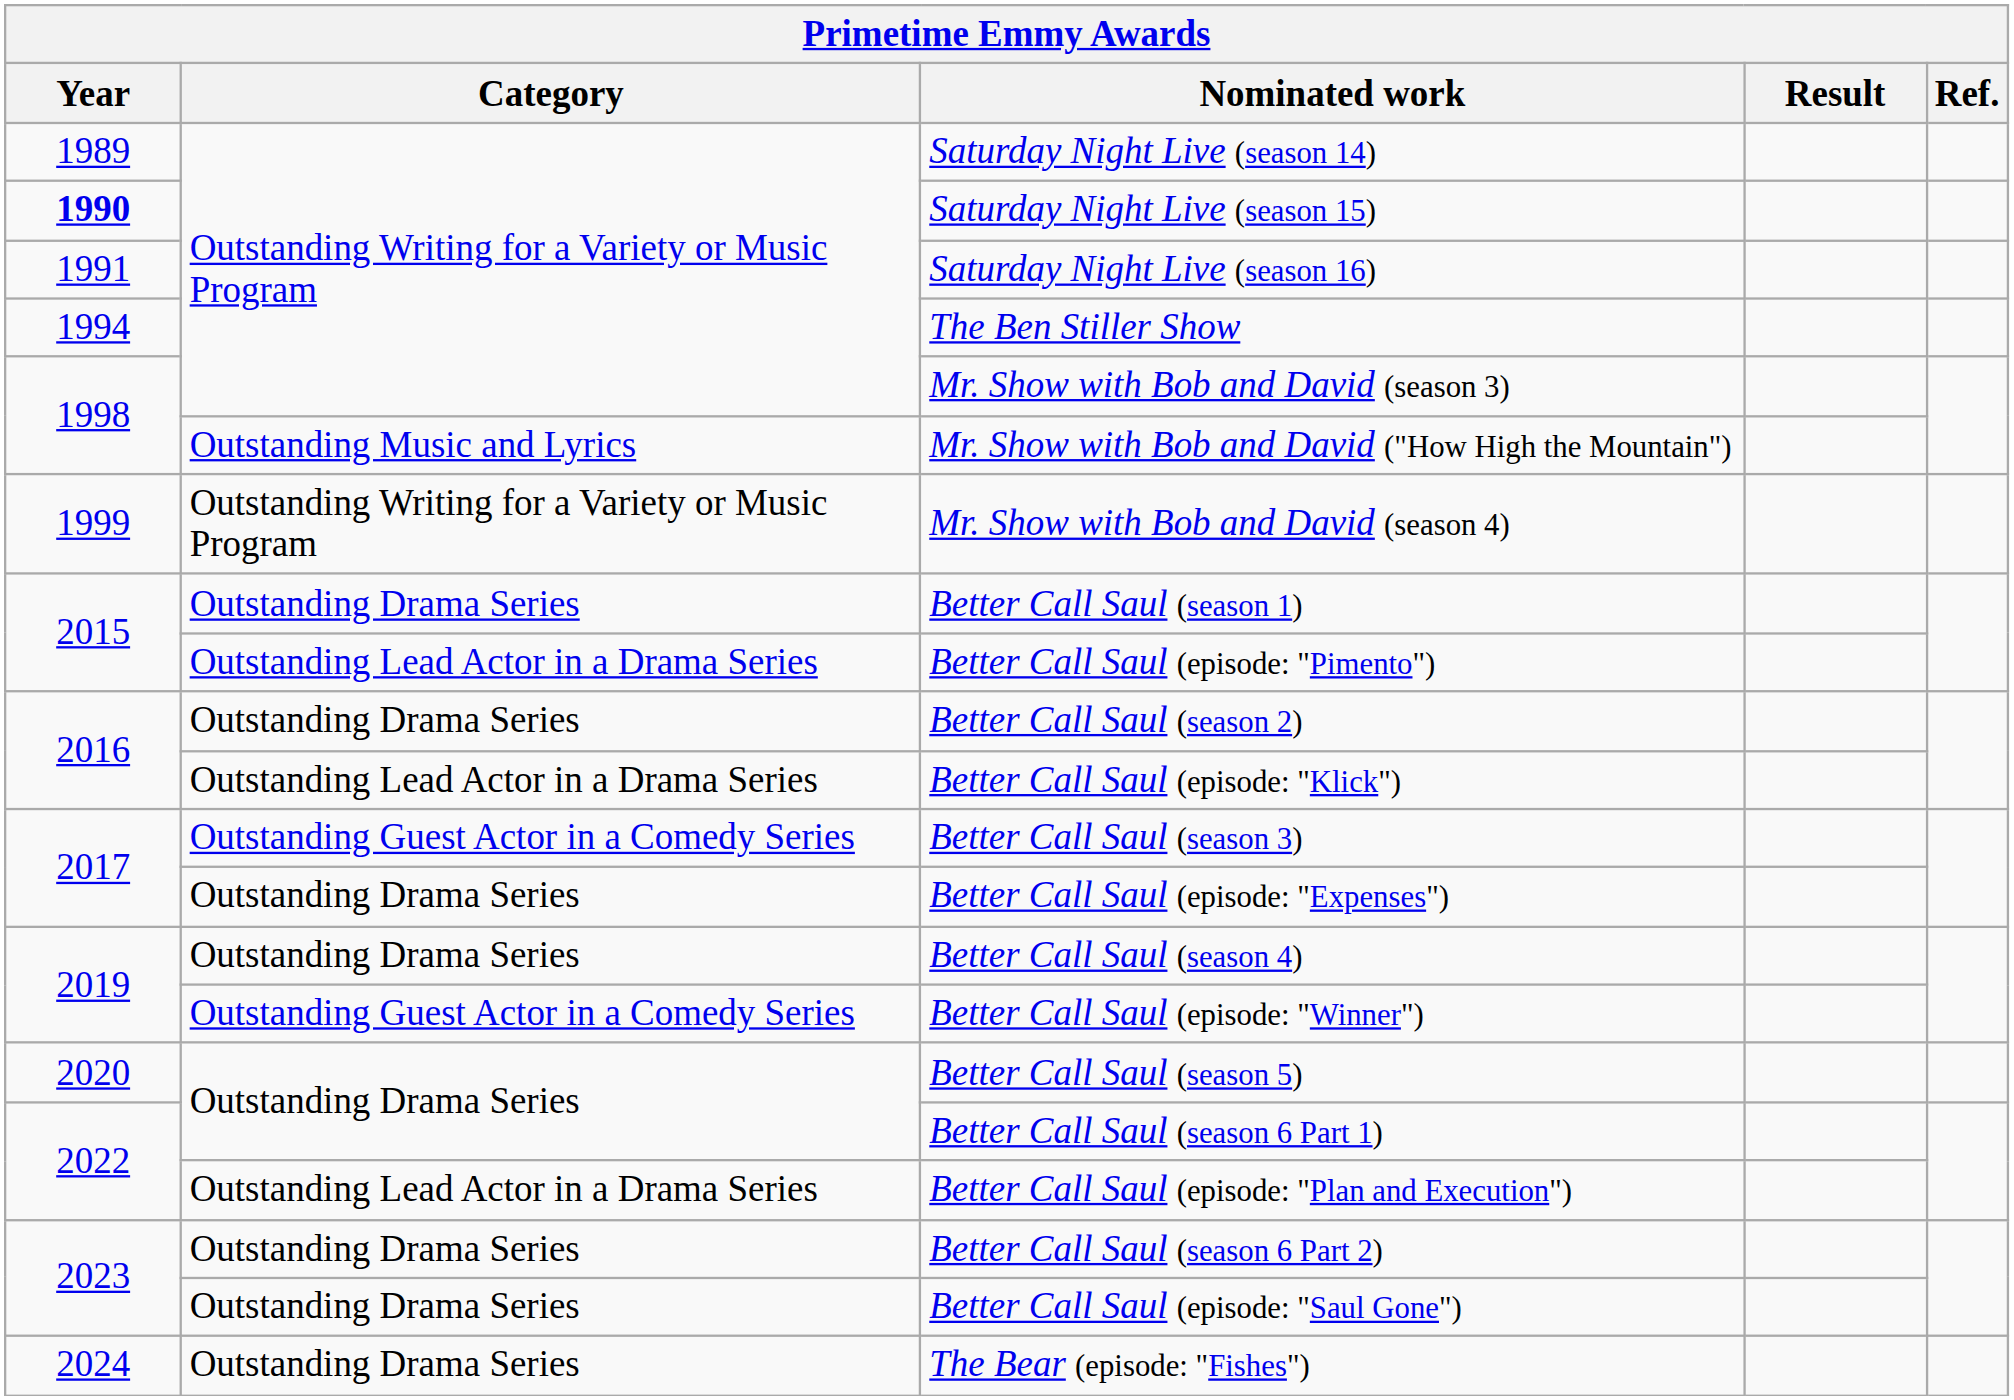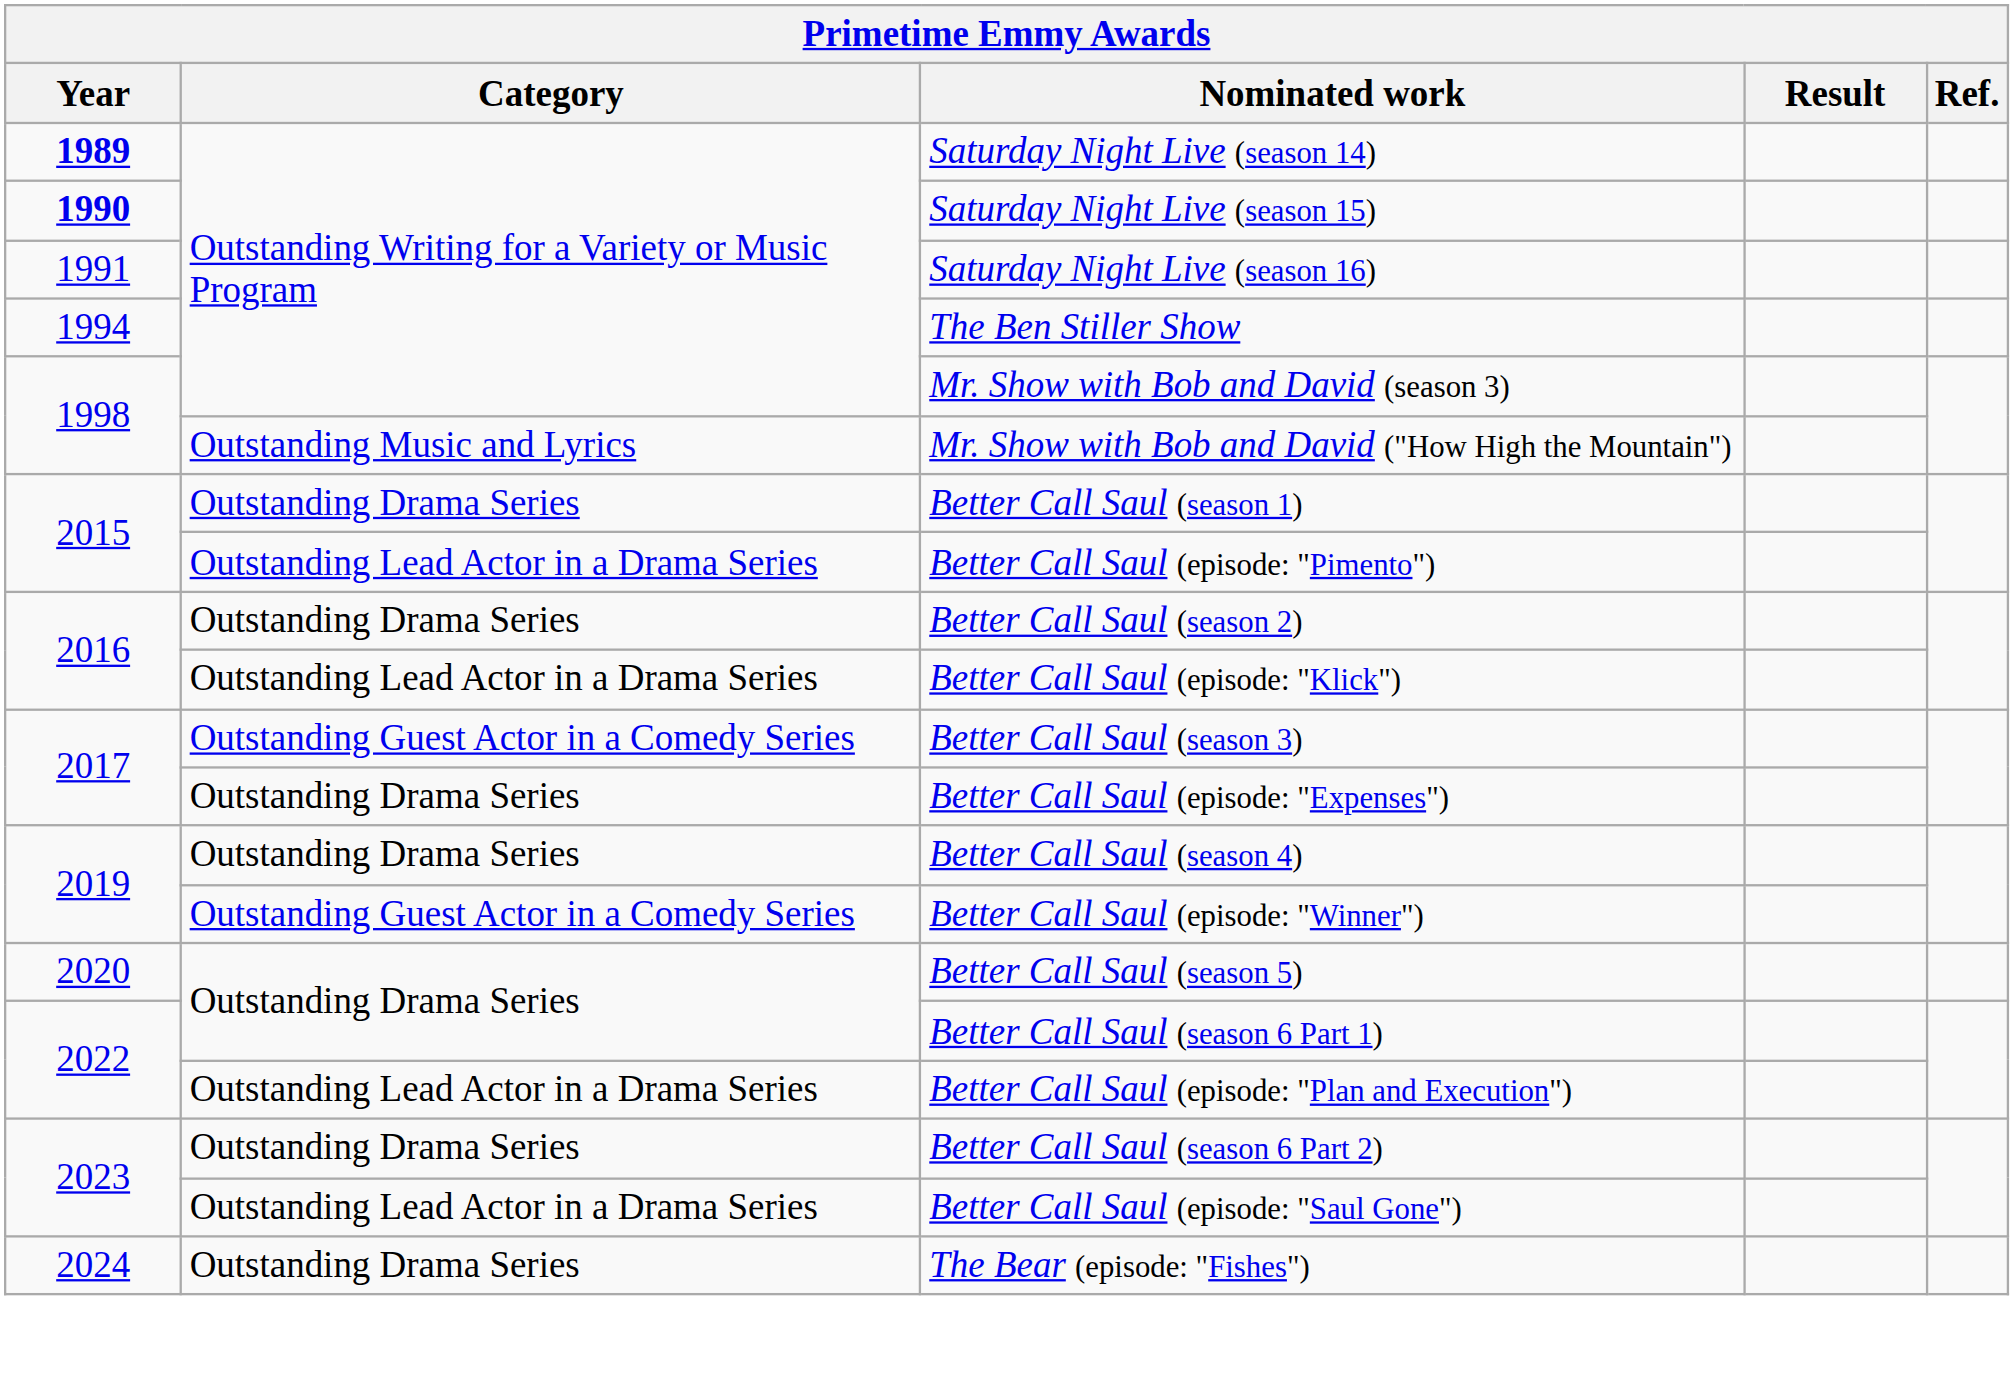(93, 151) normal -> (93, 151) bold
- row: (1220, 523)
(385, 1306) Outstanding Drama Series -> (504, 1206) Outstanding Lead Actor in a Drama Series
